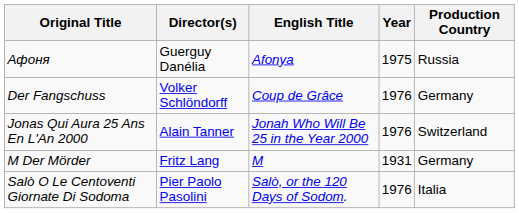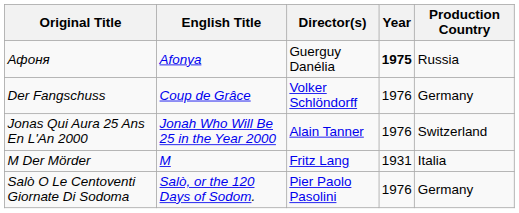columns swapped: (314, 22) <-> (203, 22)
(397, 59) normal -> (397, 59) bold
(445, 160) Germany -> (432, 160) Italia
(432, 189) Italia -> (445, 189) Germany
